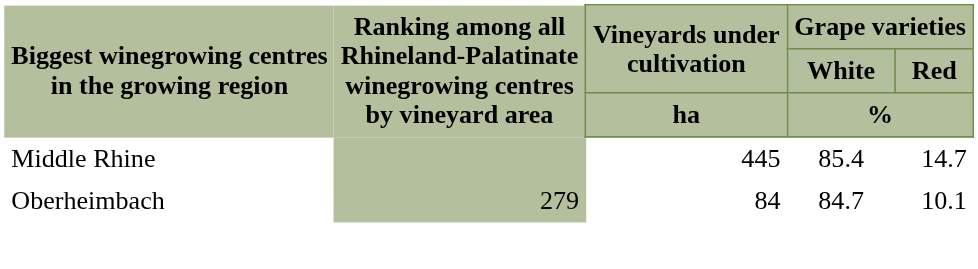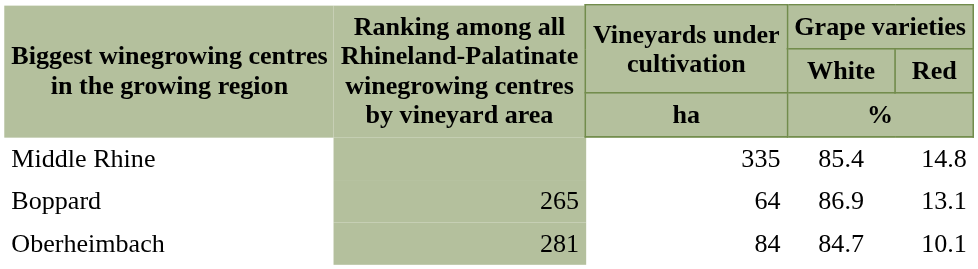(761, 158) 445 -> (761, 158) 335
(944, 158) 14.7 -> (944, 158) 14.8
+ row: (56, 200)
(560, 200) 279 -> (560, 243) 281
